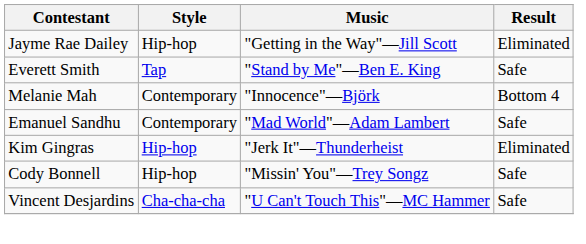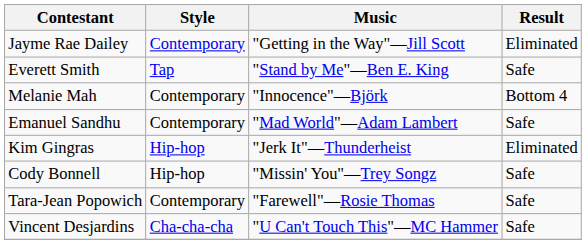(169, 43) Hip-hop -> (197, 43) Contemporary
+ row: (75, 200)
